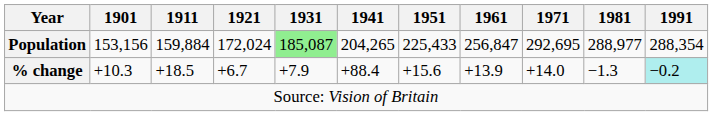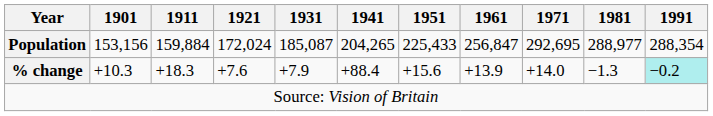(306, 44) lightgreen background -> (306, 44) no background
(175, 70) +18.5 -> (175, 70) +18.3
(232, 70) +6.7 -> (232, 70) +7.6
